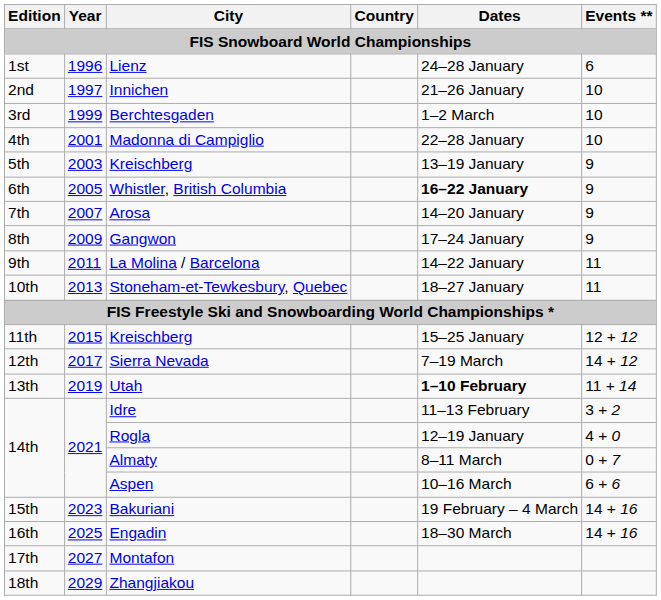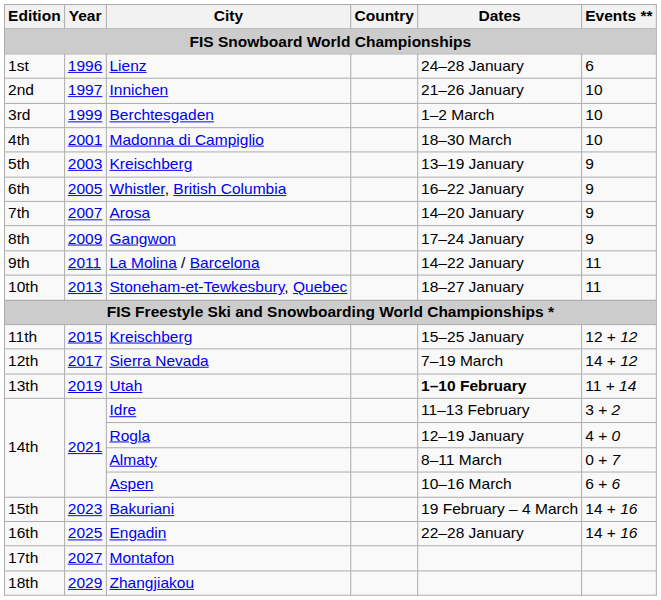(472, 139) 22–28 January -> (466, 139) 18–30 March
(475, 189) bold -> (472, 189) normal
(466, 533) 18–30 March -> (472, 533) 22–28 January
